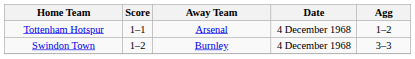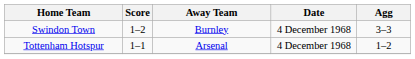rows swapped: (64, 45) <-> (64, 29)
